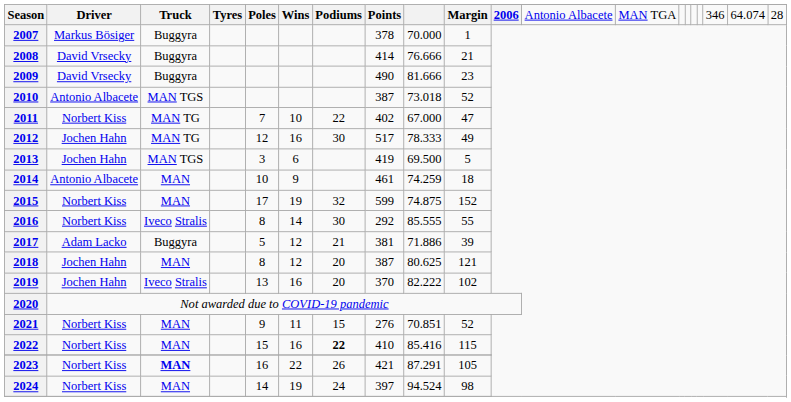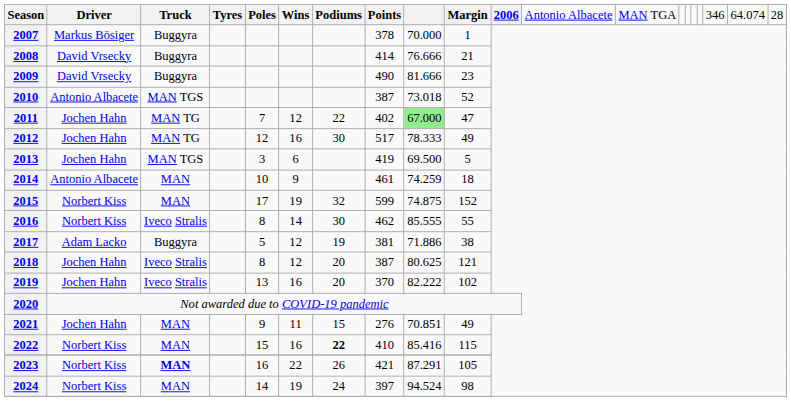(94, 117) Norbert Kiss -> (94, 117) Jochen Hahn
(296, 117) 10 -> (296, 117) 12
(424, 117) no background -> (424, 117) lightgreen background
(385, 220) 292 -> (385, 220) 462
(339, 241) 21 -> (339, 241) 19
(468, 241) 39 -> (468, 241) 38
(175, 262) MAN -> (175, 262) Iveco Stralis
(94, 324) Norbert Kiss -> (94, 324) Jochen Hahn
(468, 324) 52 -> (468, 324) 49
